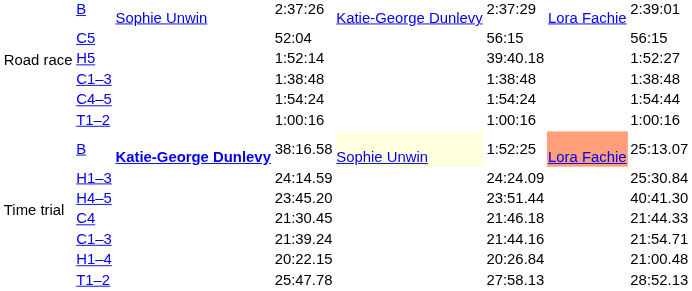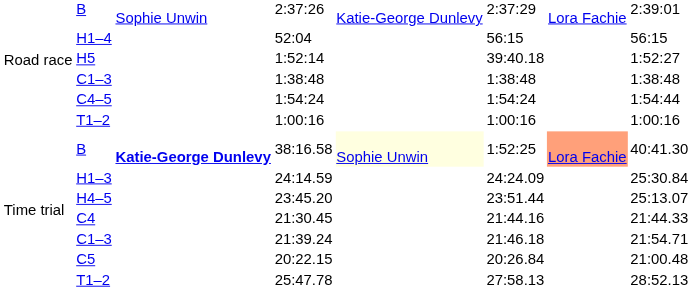(86, 38) C5 -> (94, 38) H1–4
(659, 149) 25:13.07 -> (659, 149) 40:41.30
(659, 198) 40:41.30 -> (659, 198) 25:13.07
(515, 218) 21:46.18 -> (515, 218) 21:44.16
(515, 239) 21:44.16 -> (515, 239) 21:46.18
(94, 259) H1–4 -> (86, 259) C5
